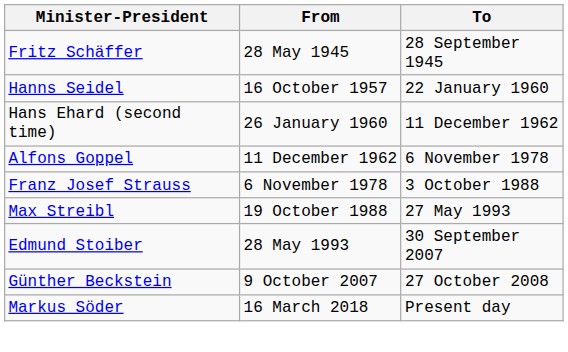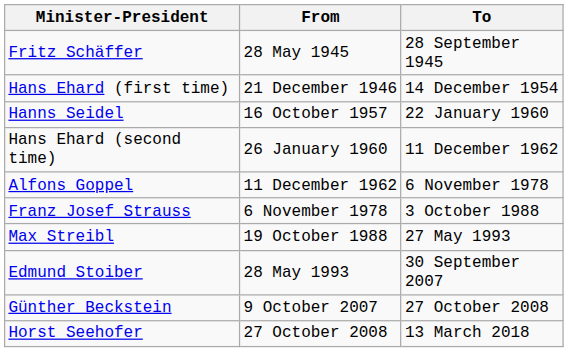+ row: (119, 88)
+ row: (76, 334)
- row: (66, 308)
